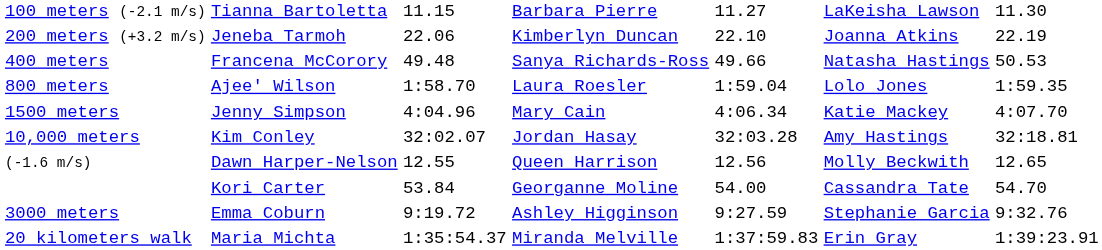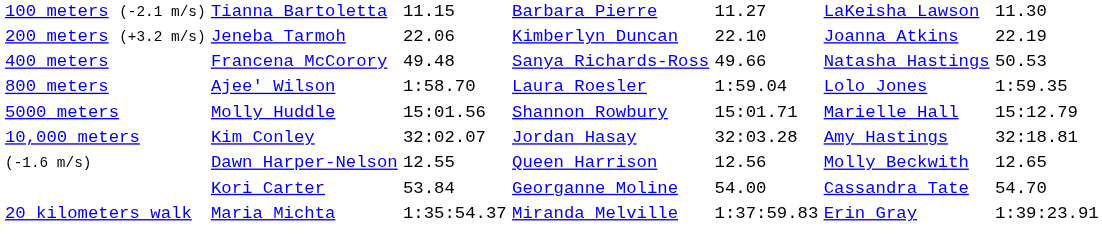- row: (62, 112)
+ row: (62, 112)
- row: (62, 213)
